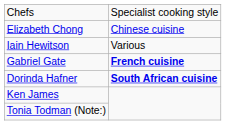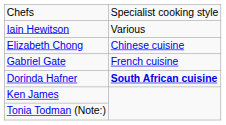rows swapped: (45, 29) <-> (38, 45)
(147, 62) bold -> (145, 62) normal
